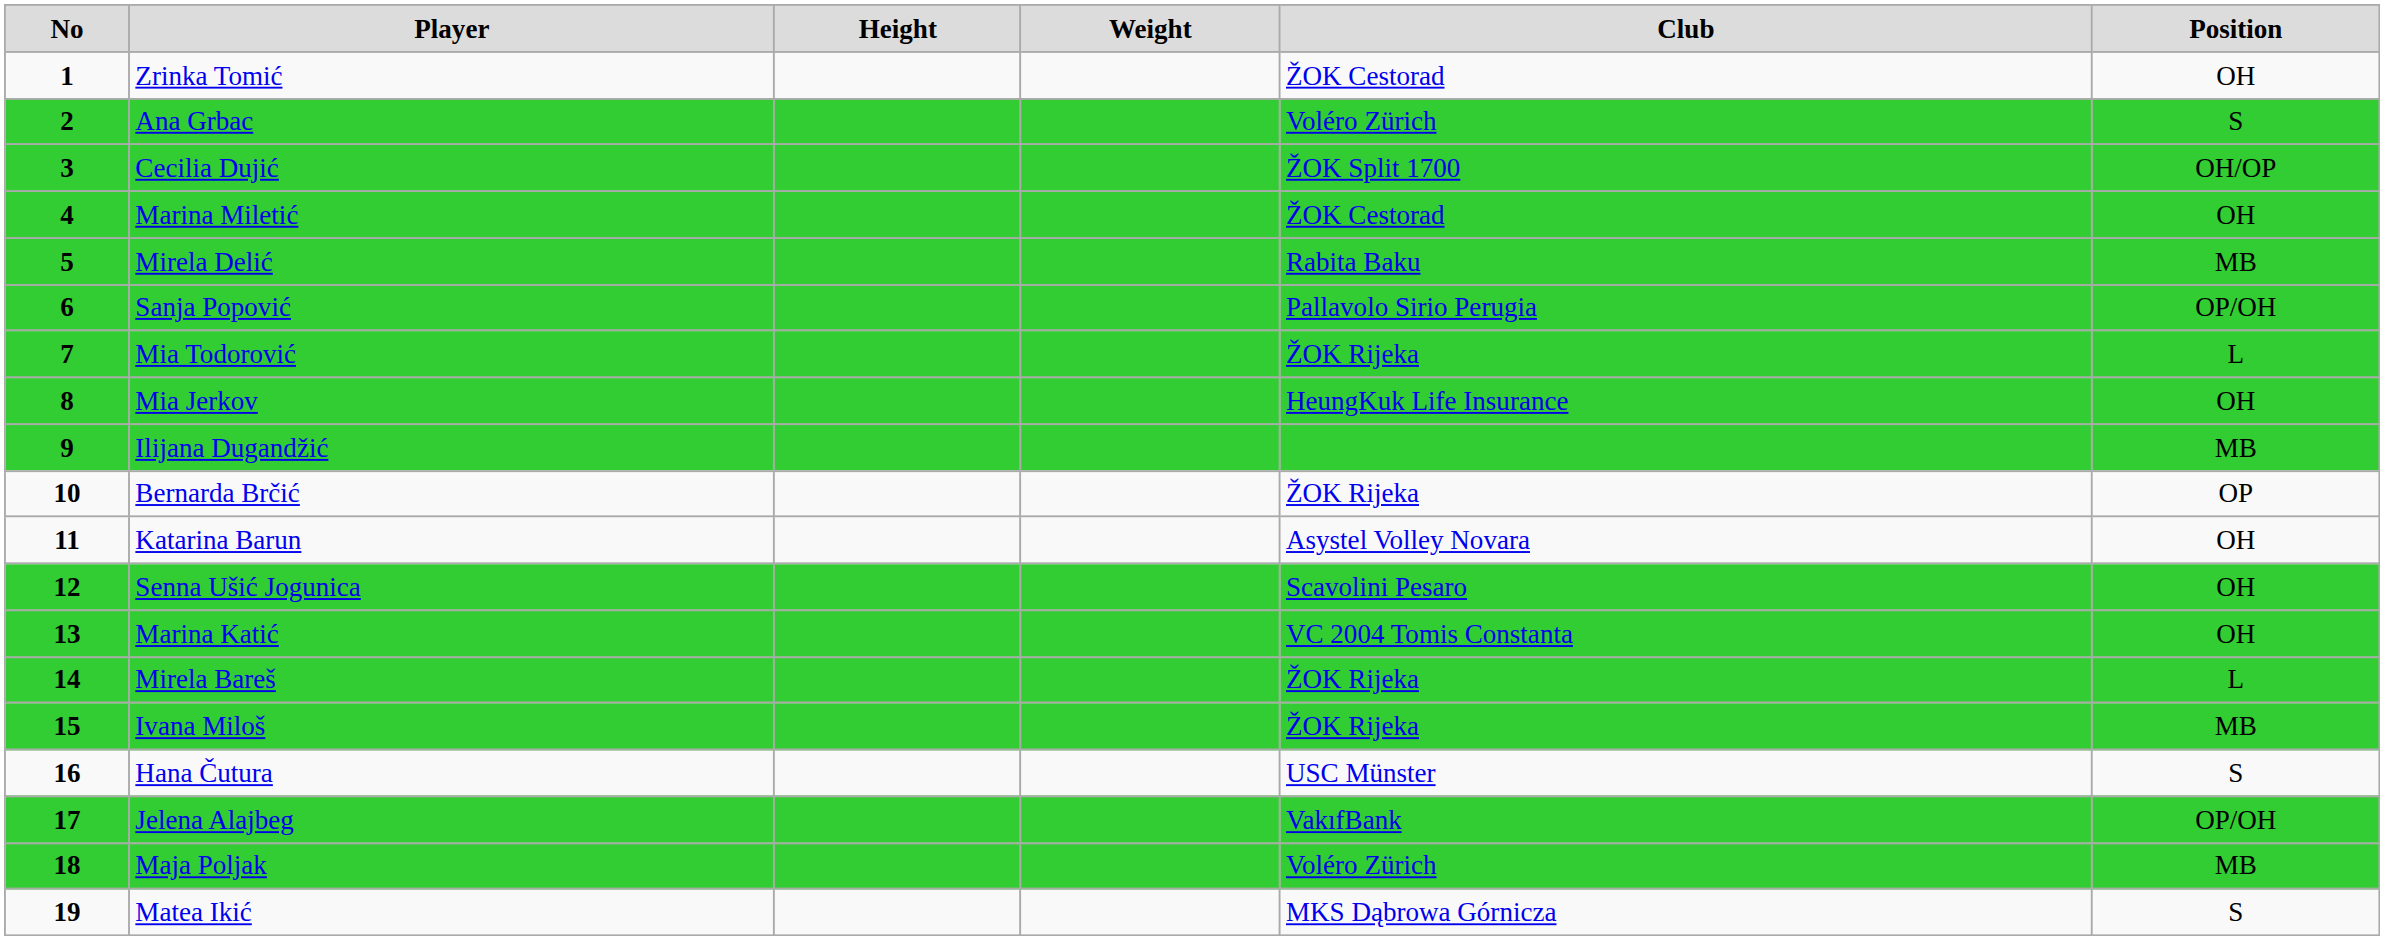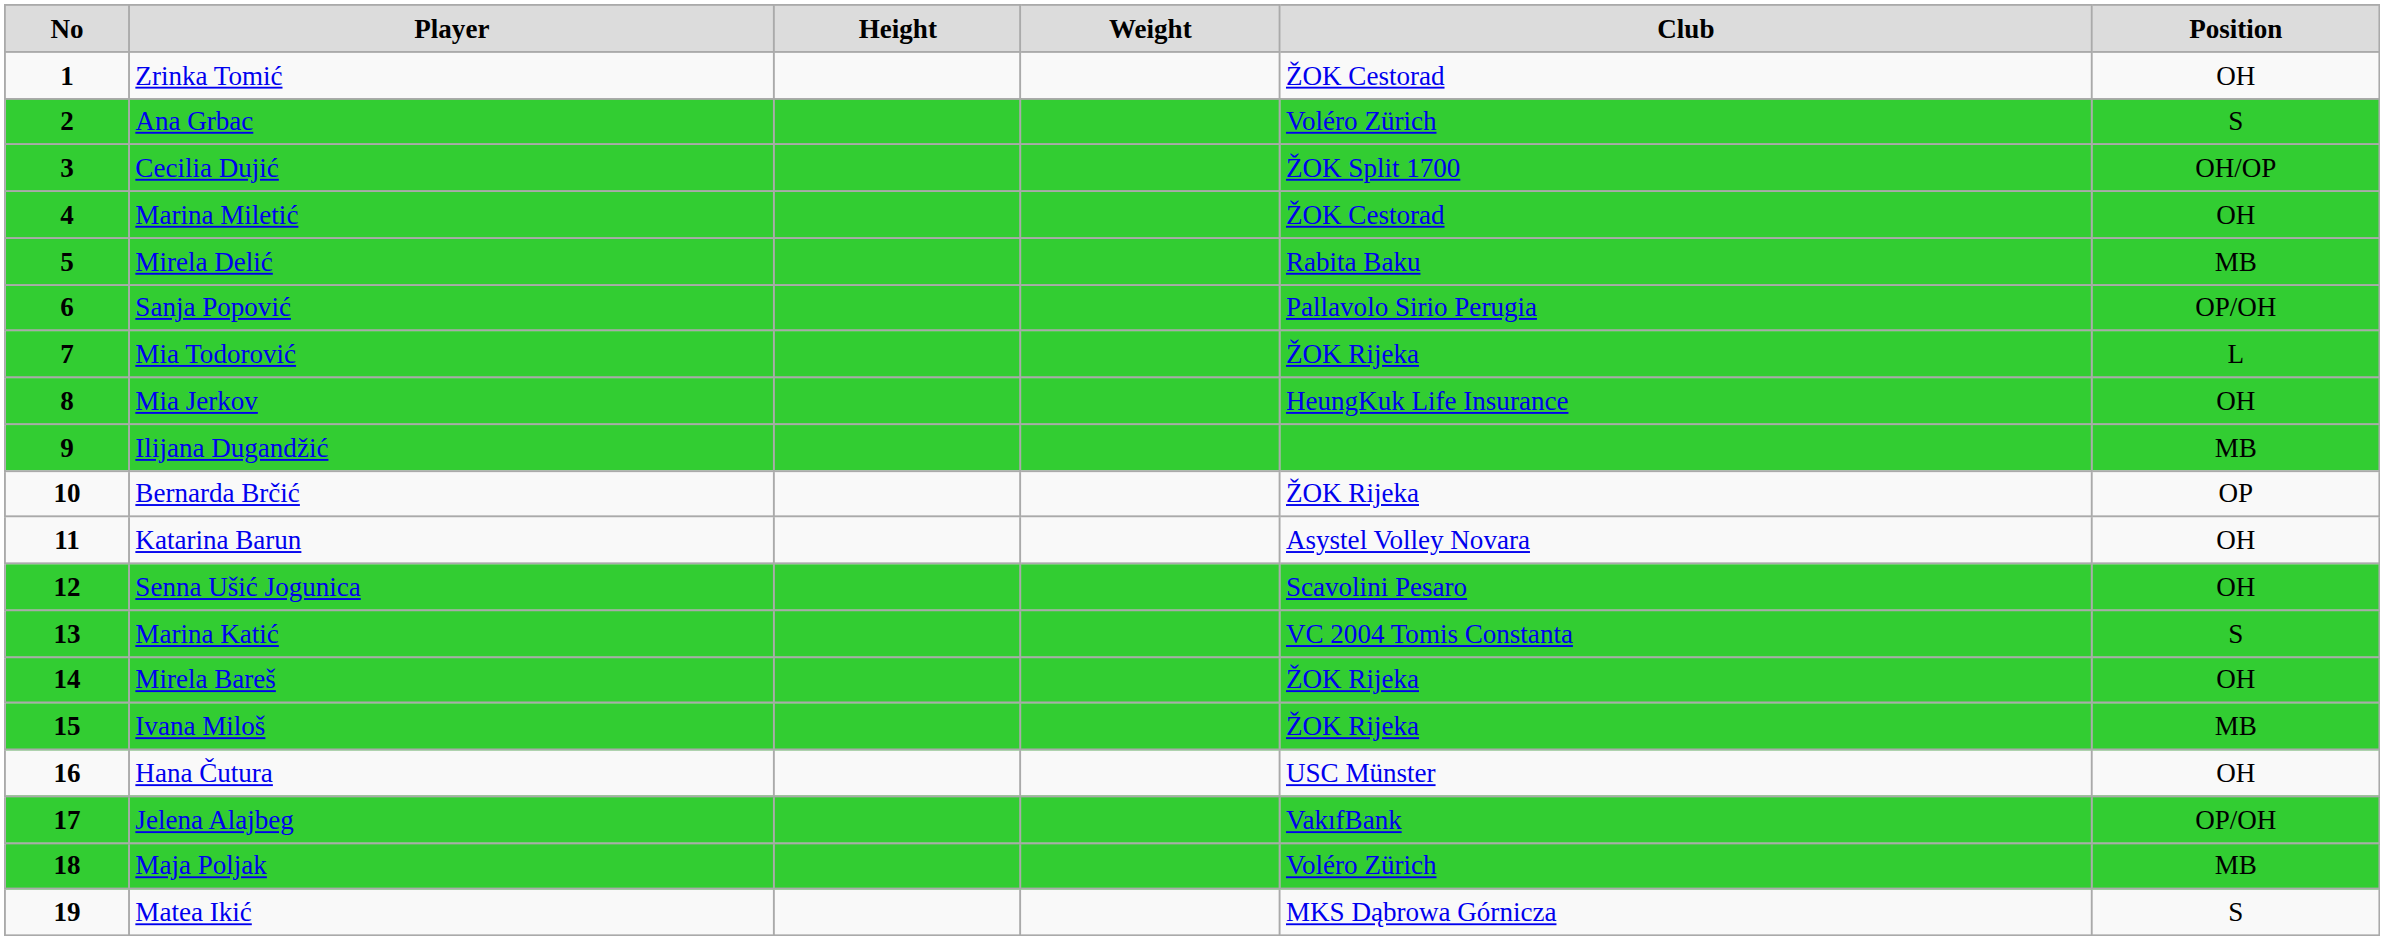(2236, 633) OH -> (2236, 633) S
(2236, 680) L -> (2236, 680) OH
(2236, 773) S -> (2236, 773) OH
